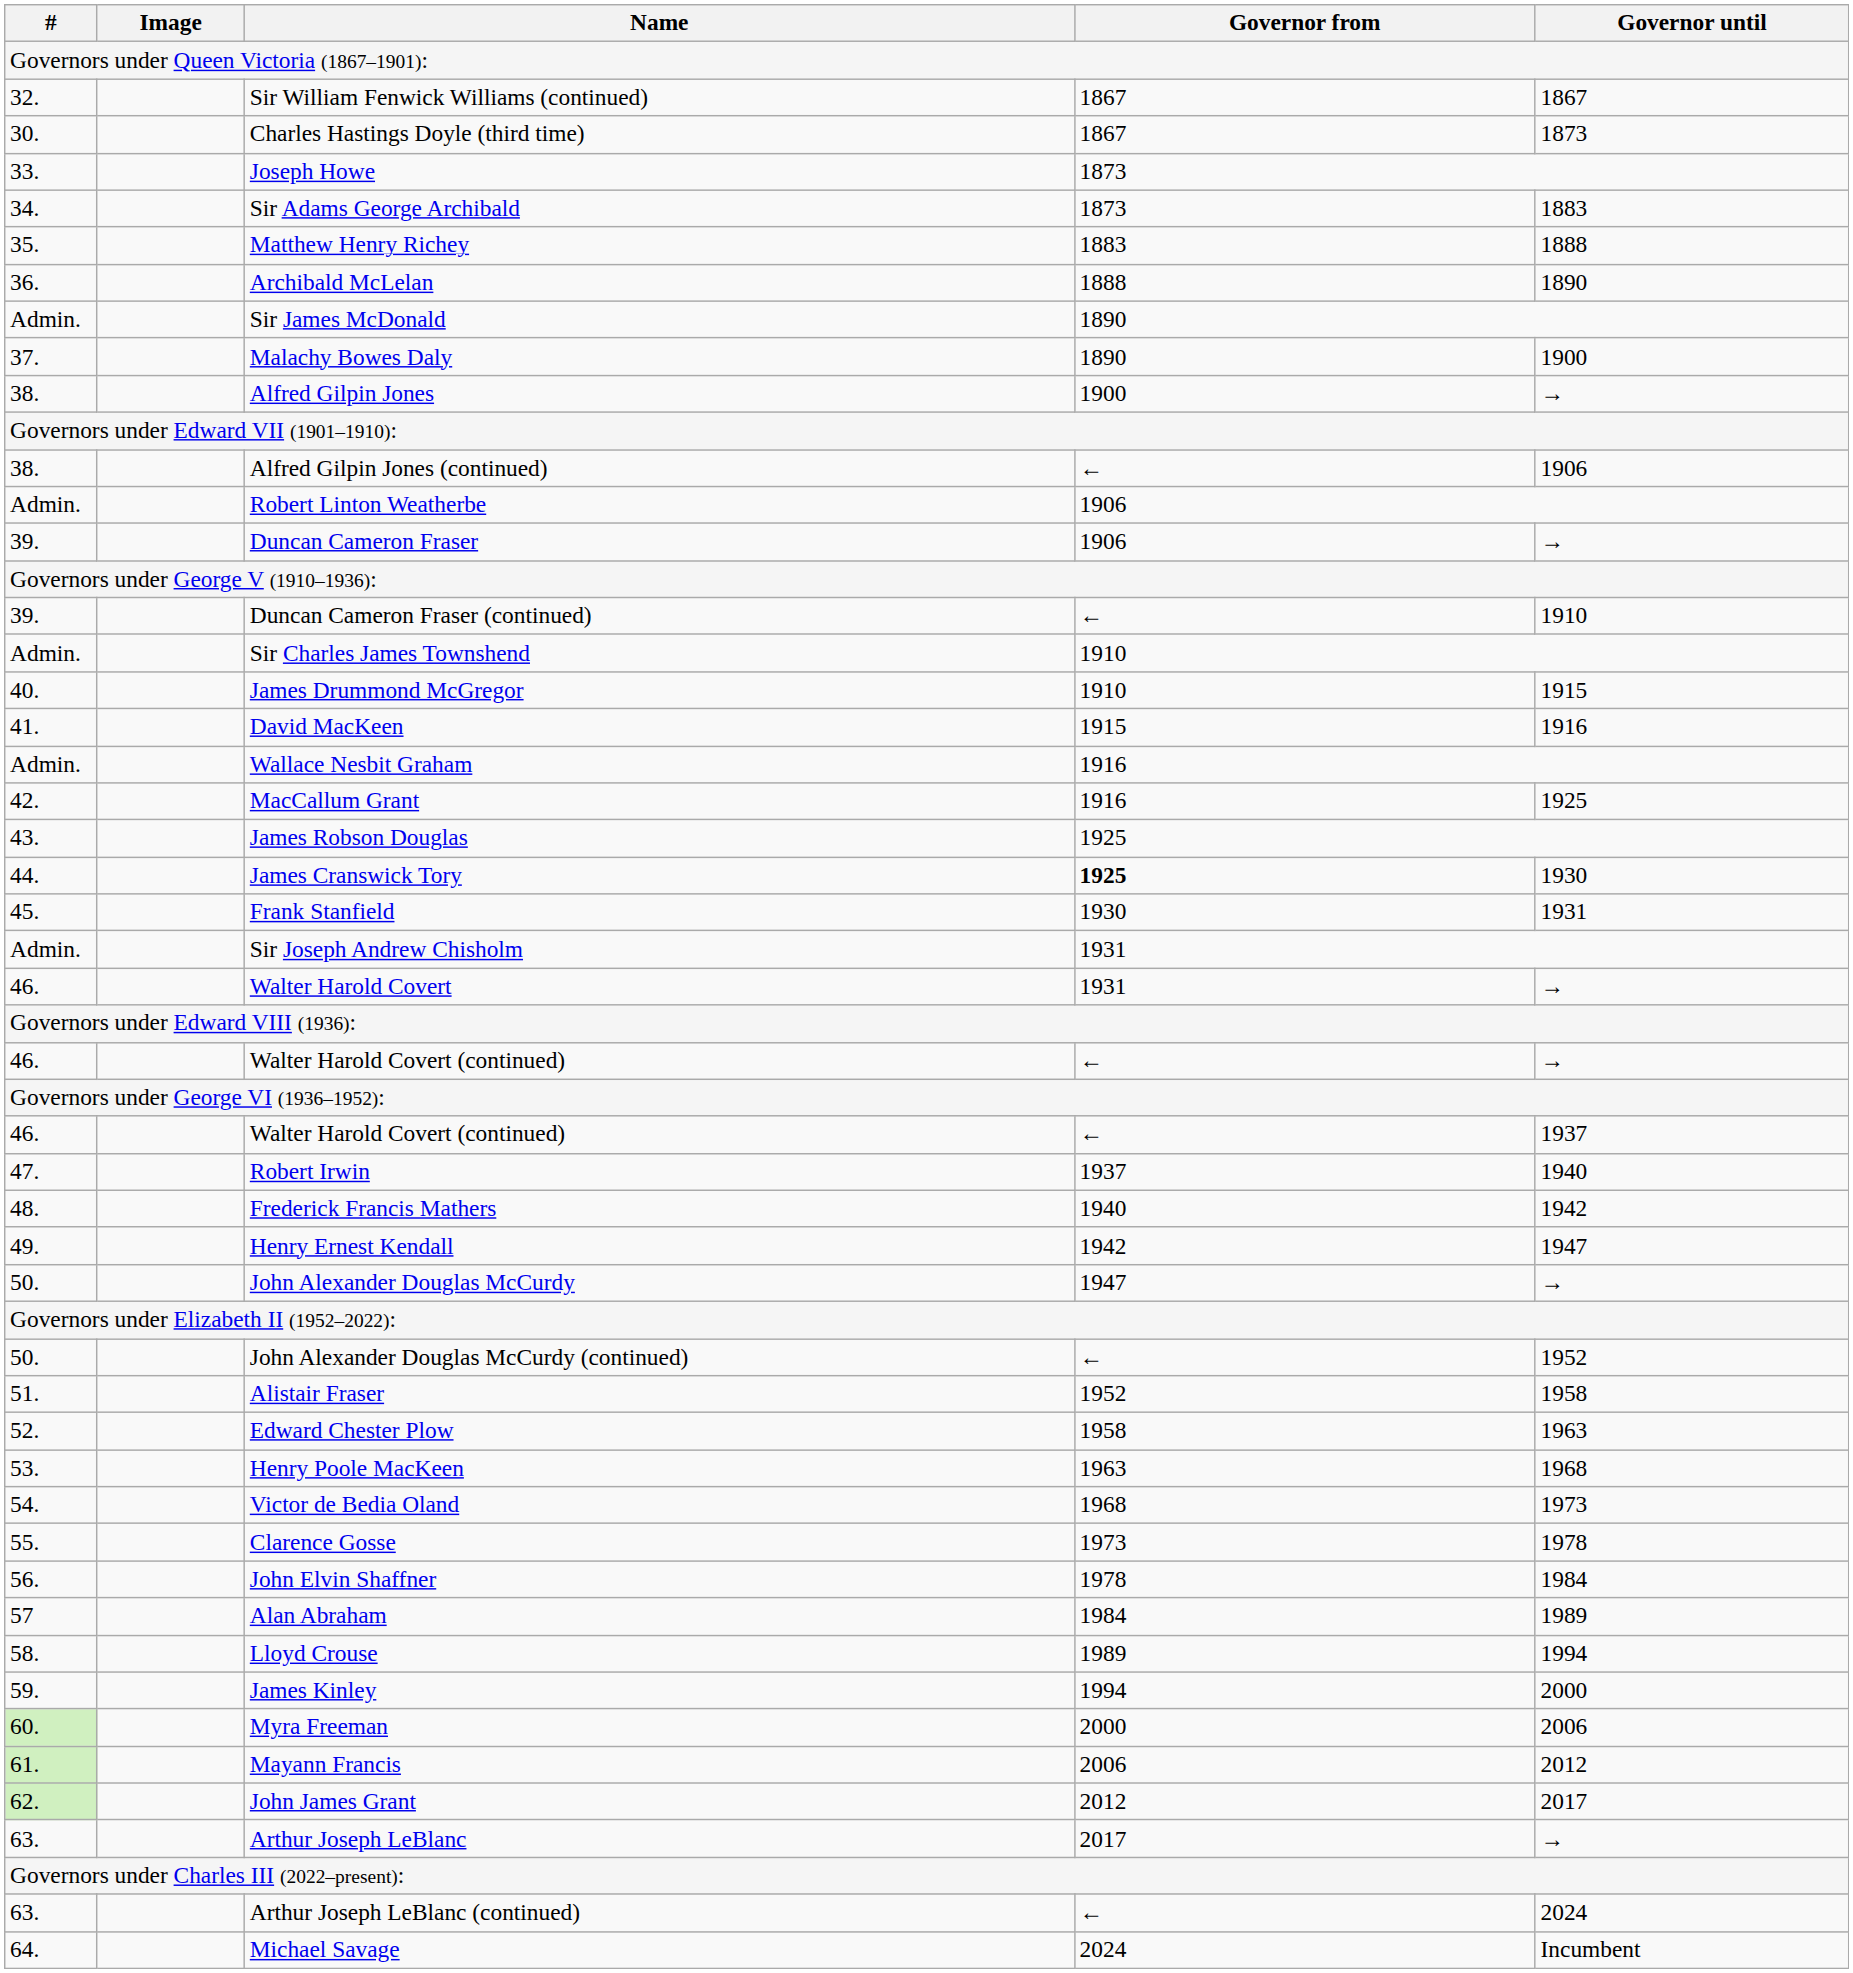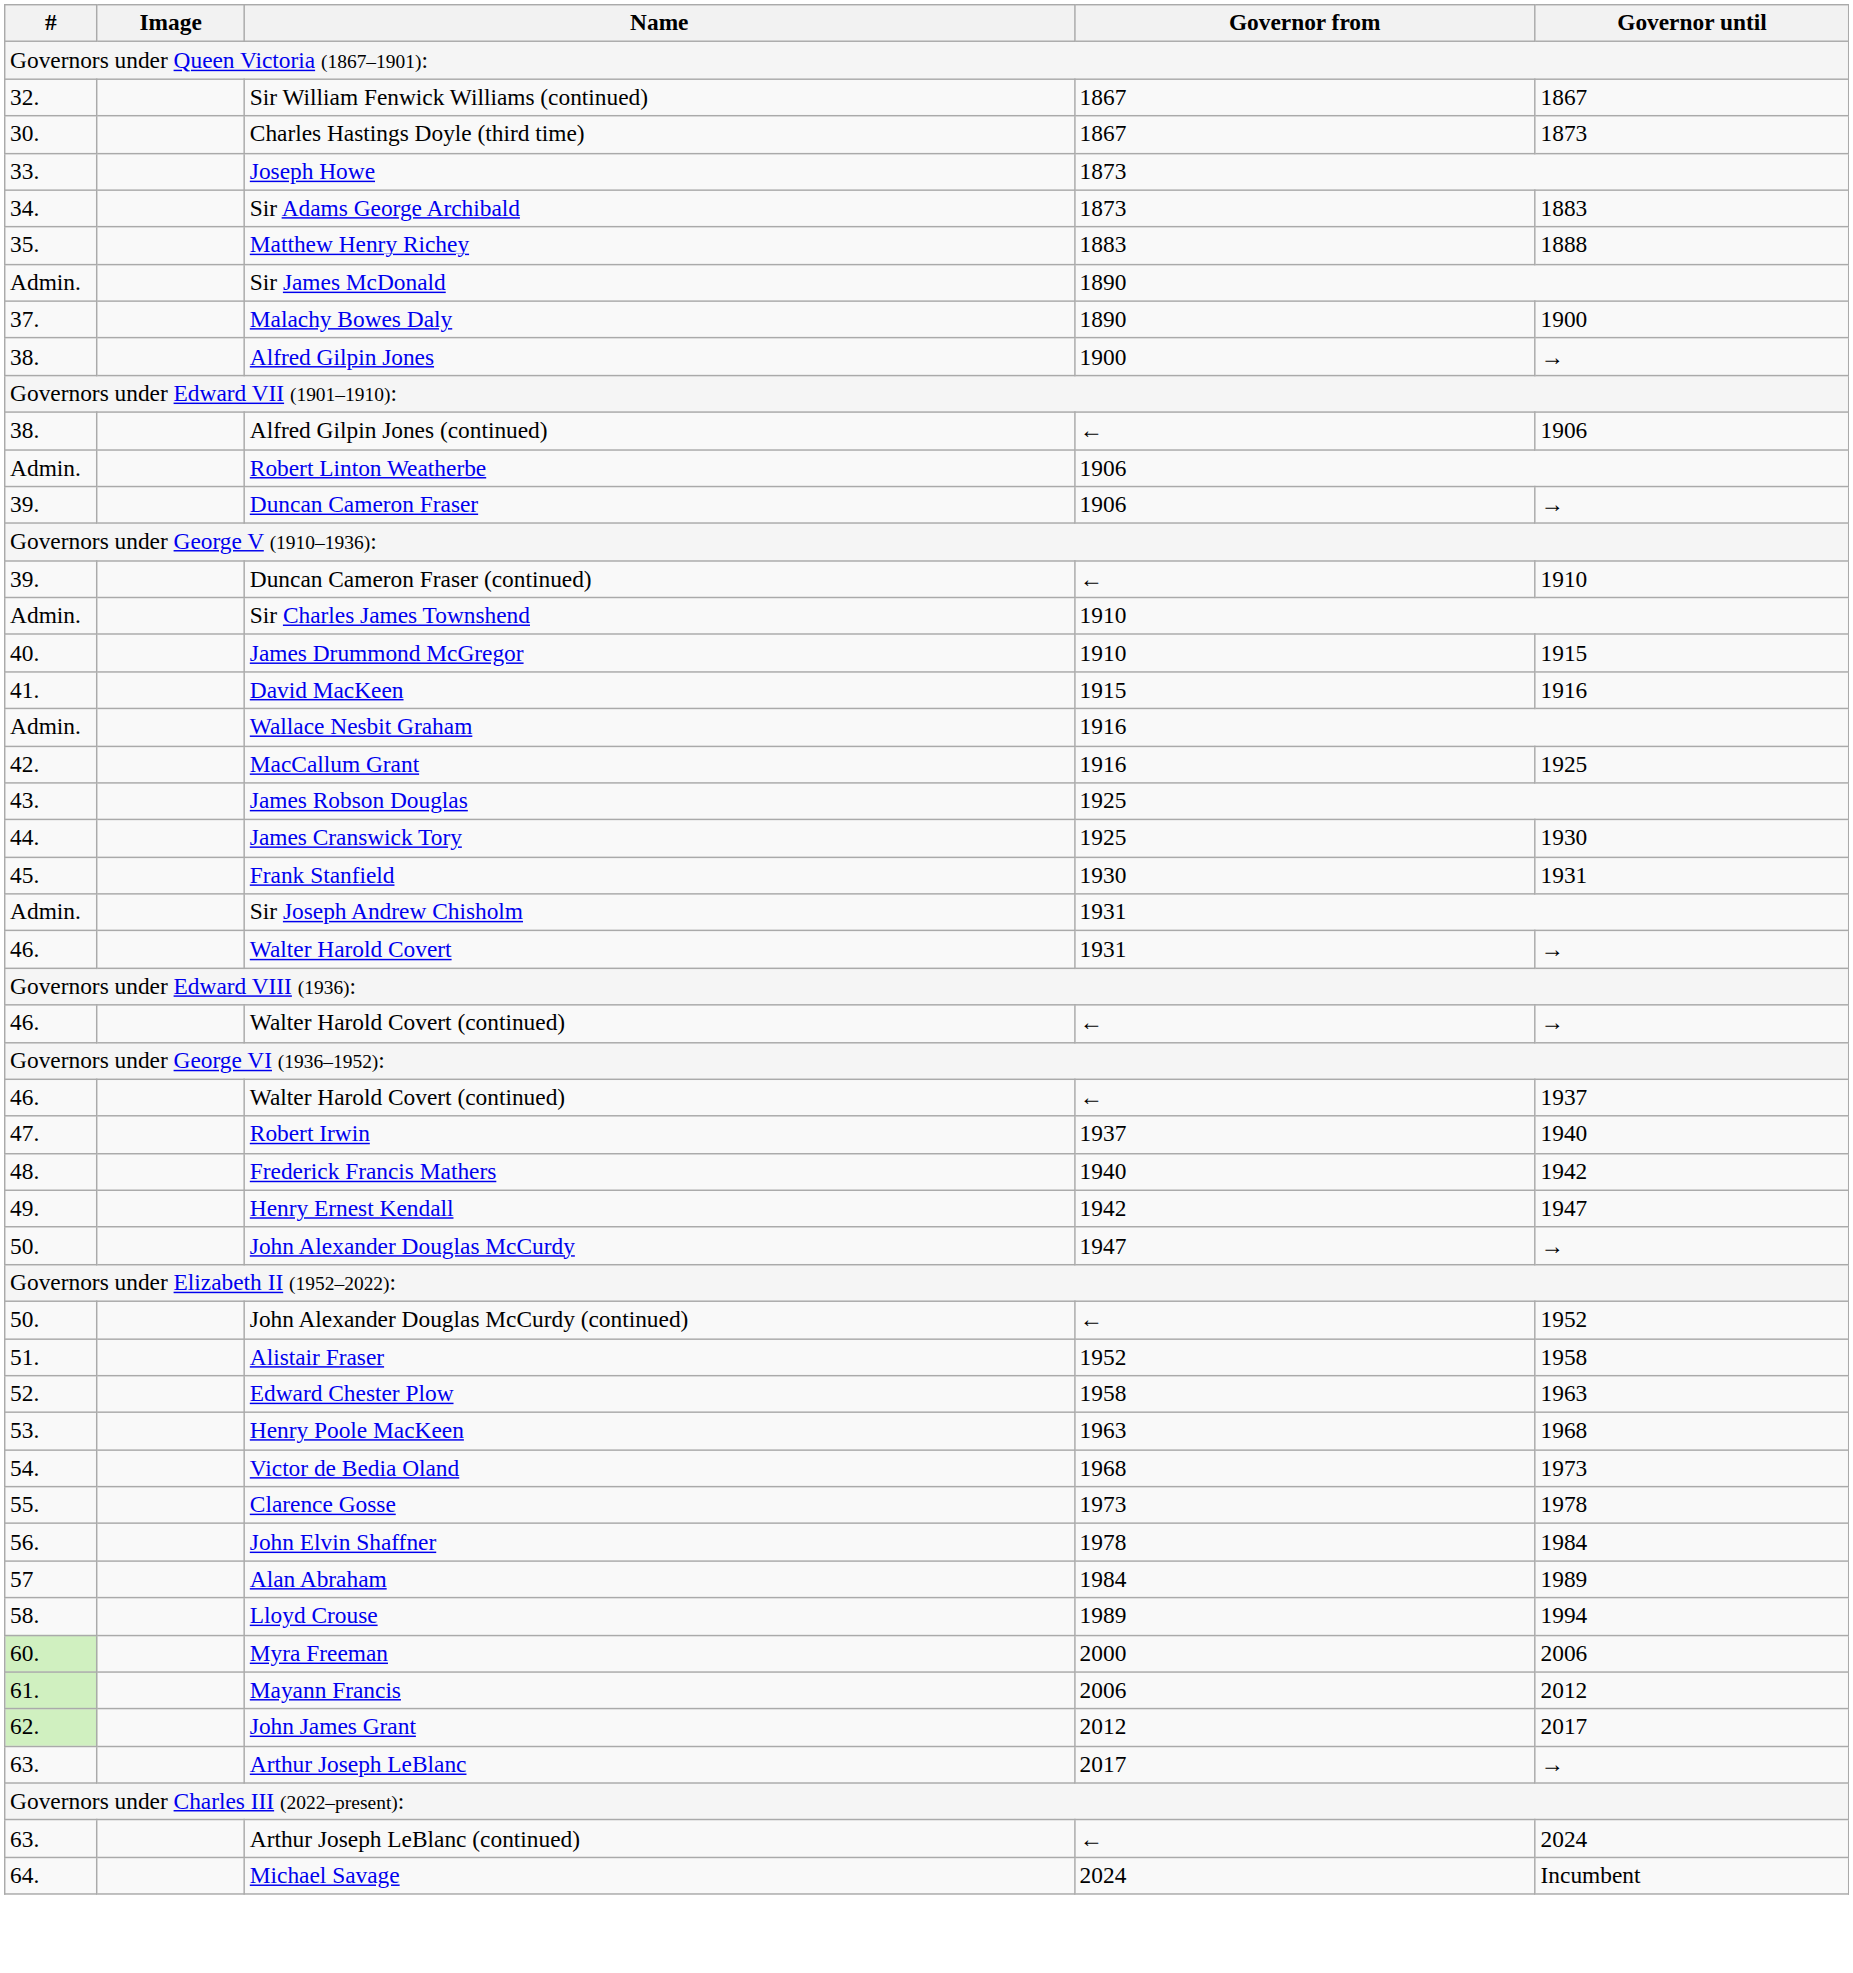- row: (25, 282)
(1103, 875) bold -> (1103, 838) normal
- row: (25, 1690)
